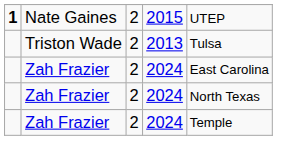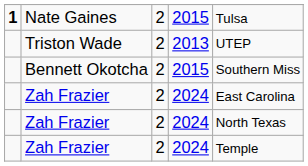(207, 18) UTEP -> (232, 18) Tulsa
(206, 44) Tulsa -> (233, 44) UTEP
+ row: (86, 69)
